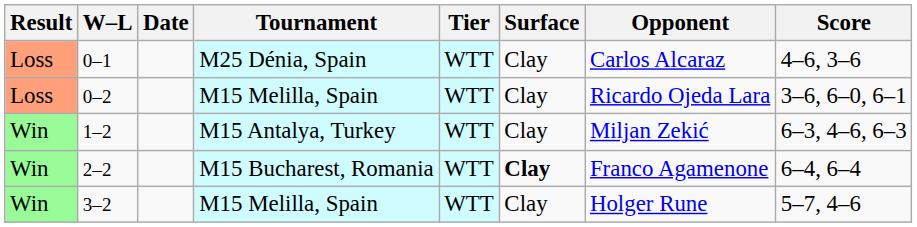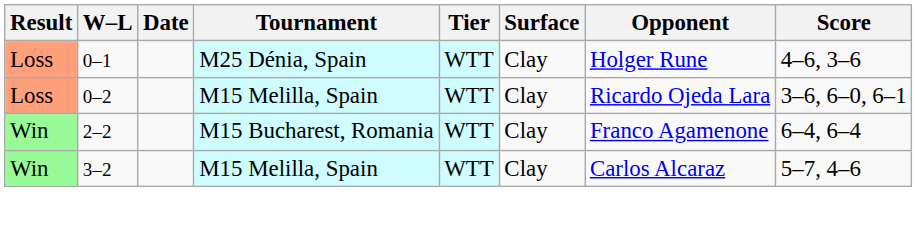(658, 58) Carlos Alcaraz -> (649, 58) Holger Rune
- row: (97, 132)
(527, 167) bold -> (526, 131) normal
(649, 204) Holger Rune -> (658, 167) Carlos Alcaraz
